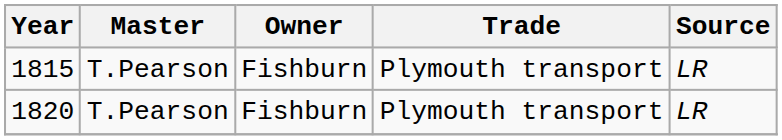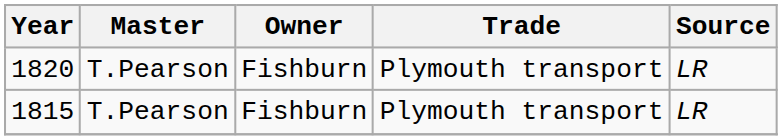rows swapped: (43, 69) <-> (43, 112)
